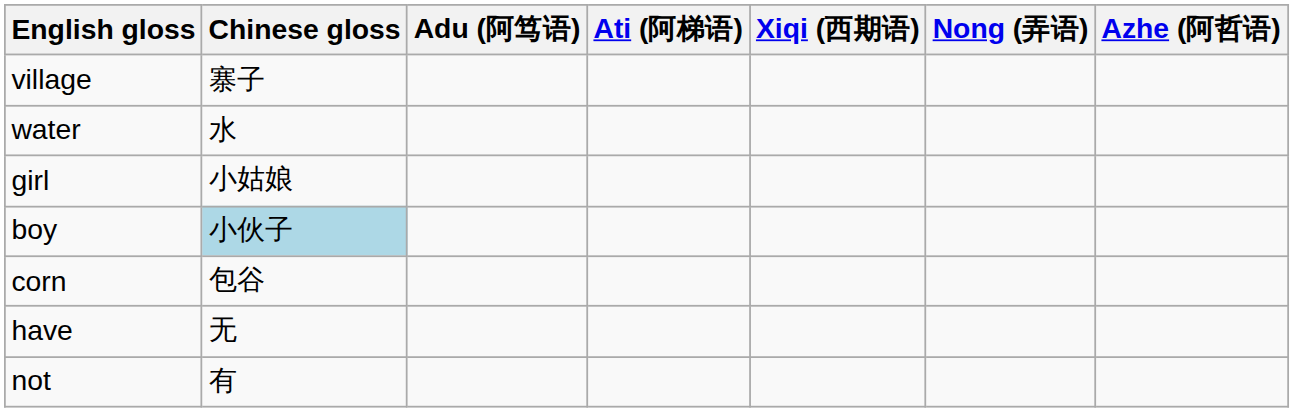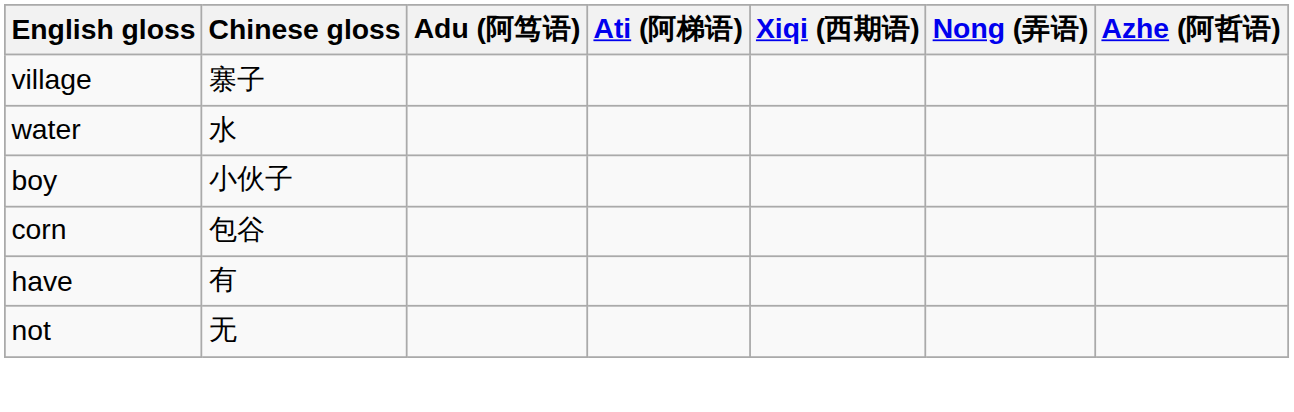- row: (30, 180)
(251, 229) lightblue background -> (251, 179) no background
(223, 330) 无 -> (223, 279) 有
(223, 380) 有 -> (223, 330) 无
